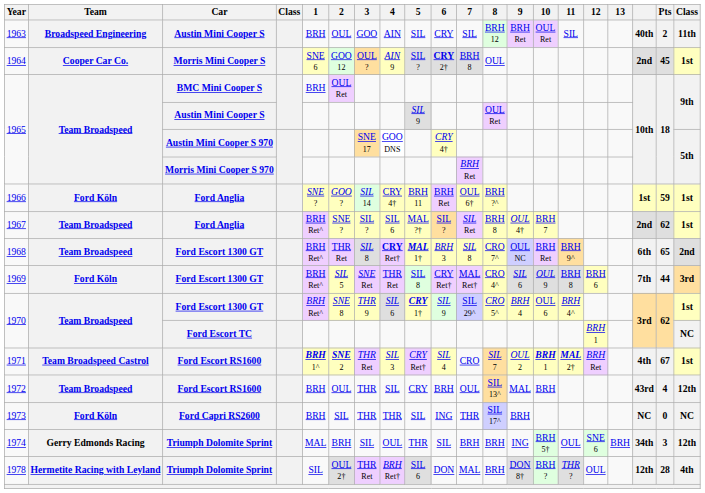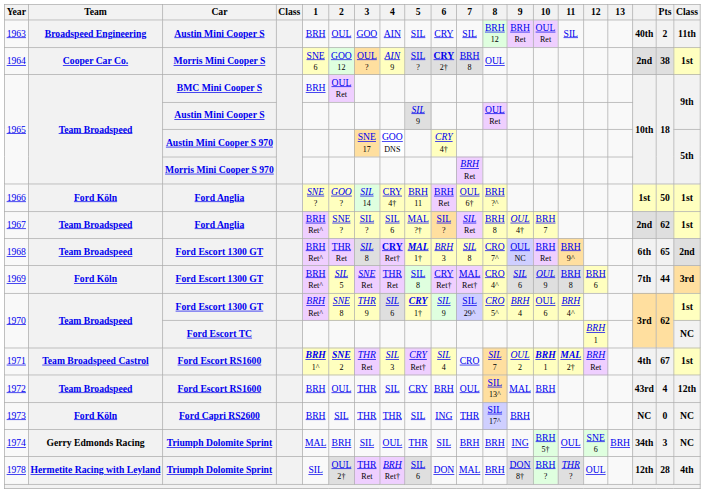(665, 60) 45 -> (665, 60) 38
(665, 197) 59 -> (665, 197) 50
(687, 443) 12th -> (687, 443) NC
